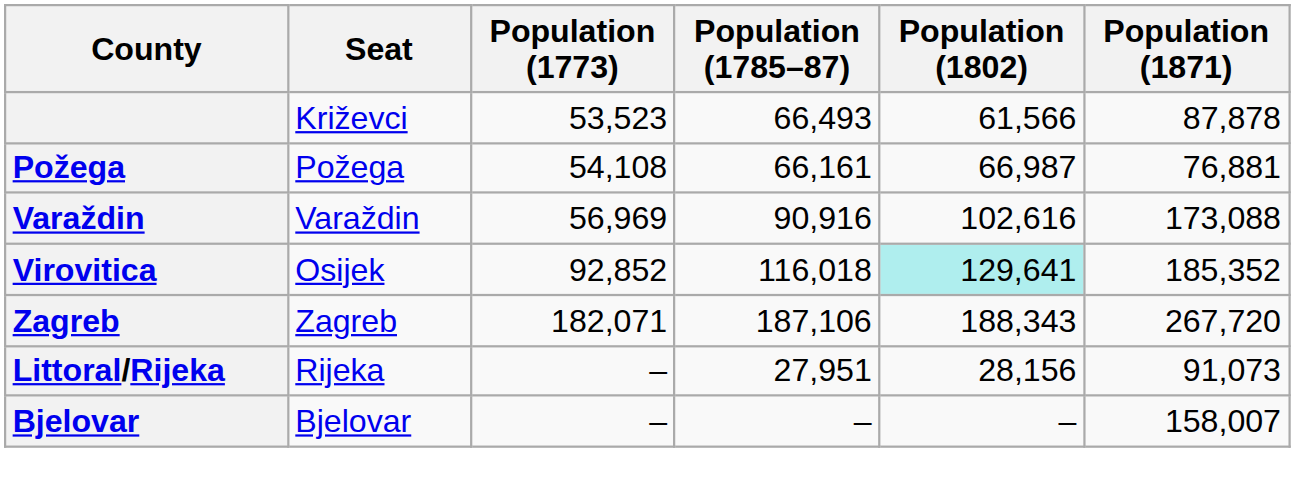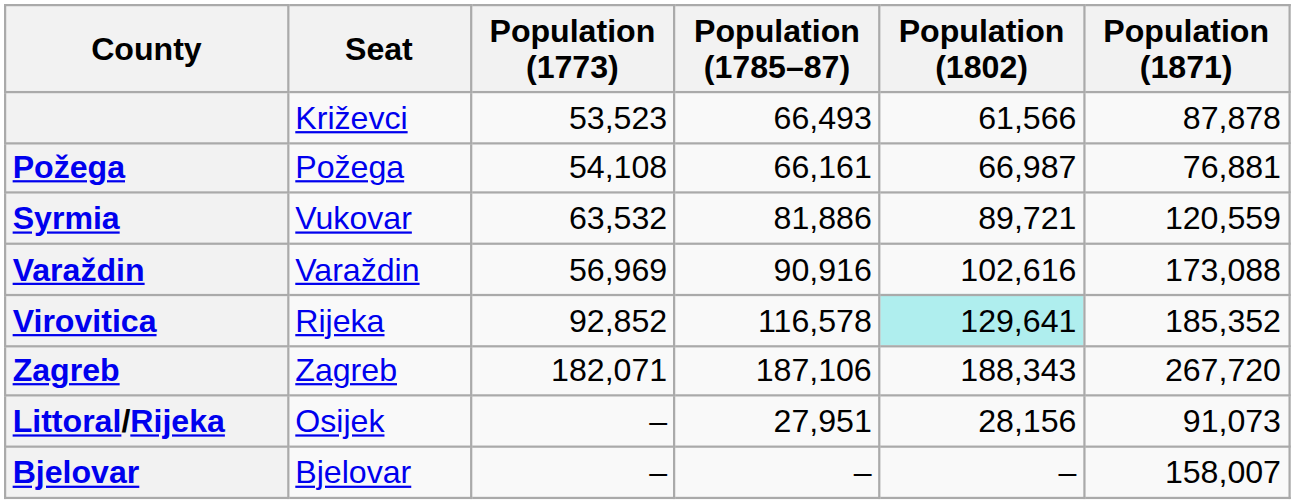+ row: (66, 219)
(340, 269) Osijek -> (340, 320) Rijeka
(815, 269) 116,018 -> (815, 320) 116,578
(340, 371) Rijeka -> (340, 422) Osijek
